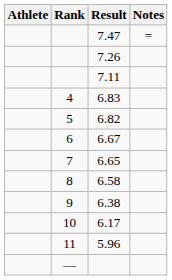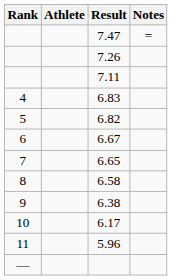columns swapped: (70, 14) <-> (28, 14)
